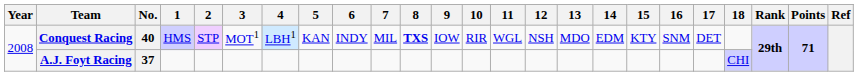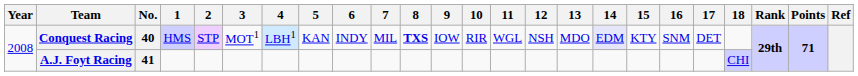(610, 37) no background -> (610, 37) lavender background
(148, 60) 37 -> (148, 60) 41
